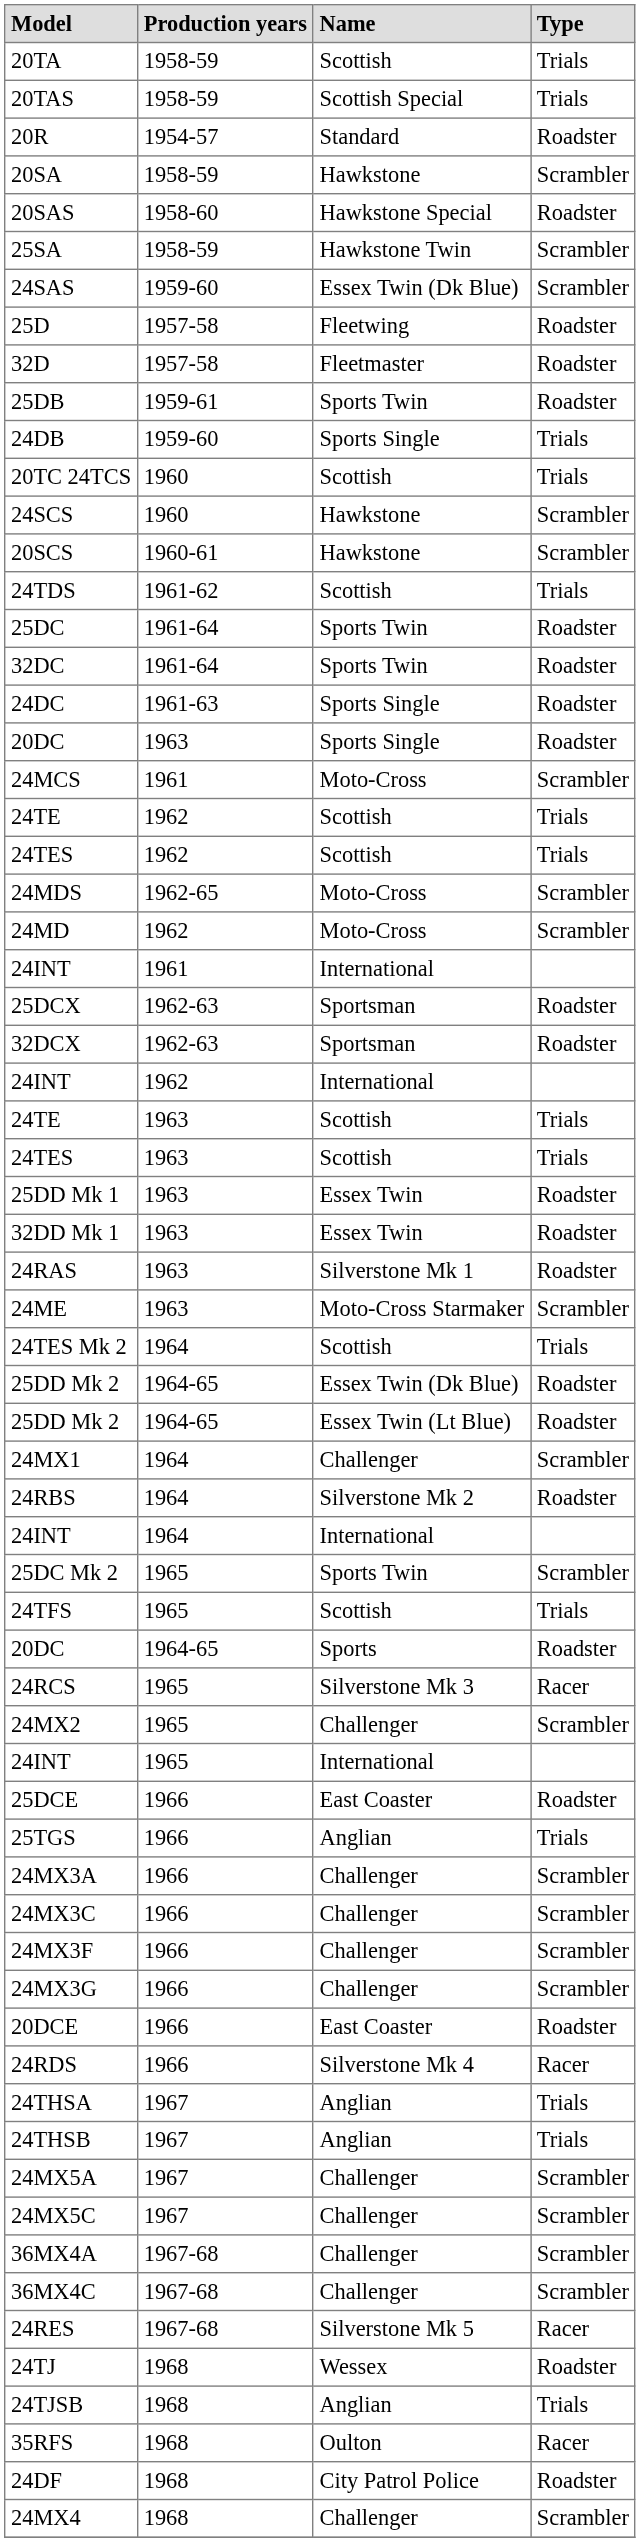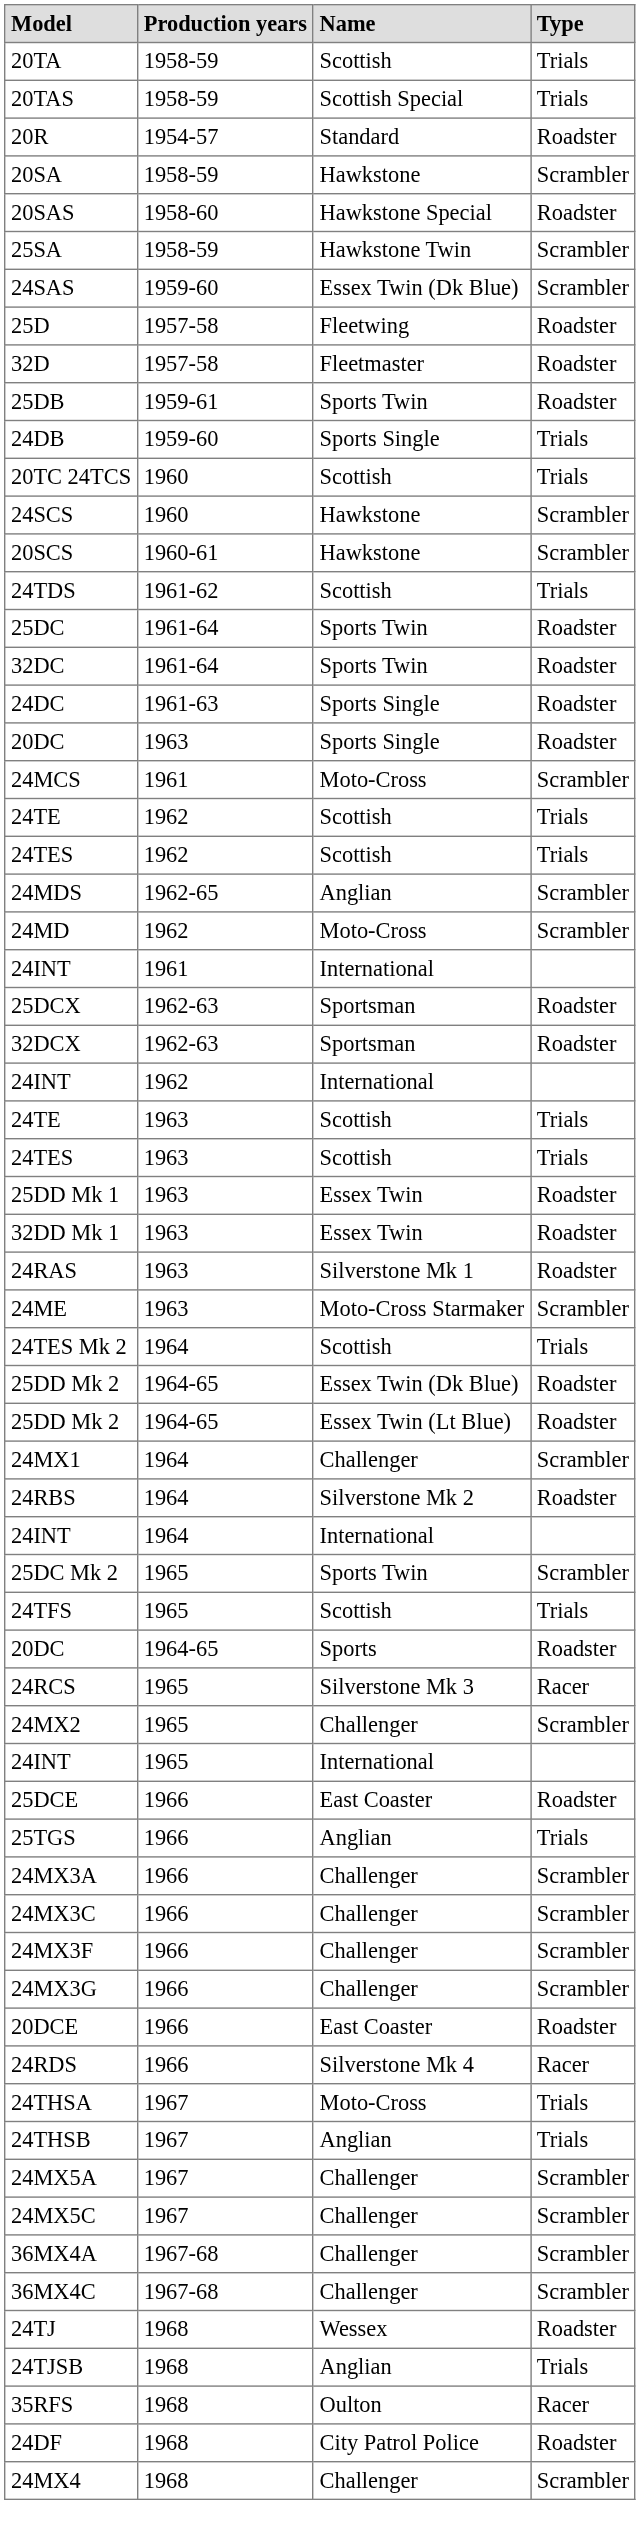(373, 892) Moto-Cross -> (356, 892) Anglian
(356, 2102) Anglian -> (373, 2102) Moto-Cross
- row: (43, 2329)
